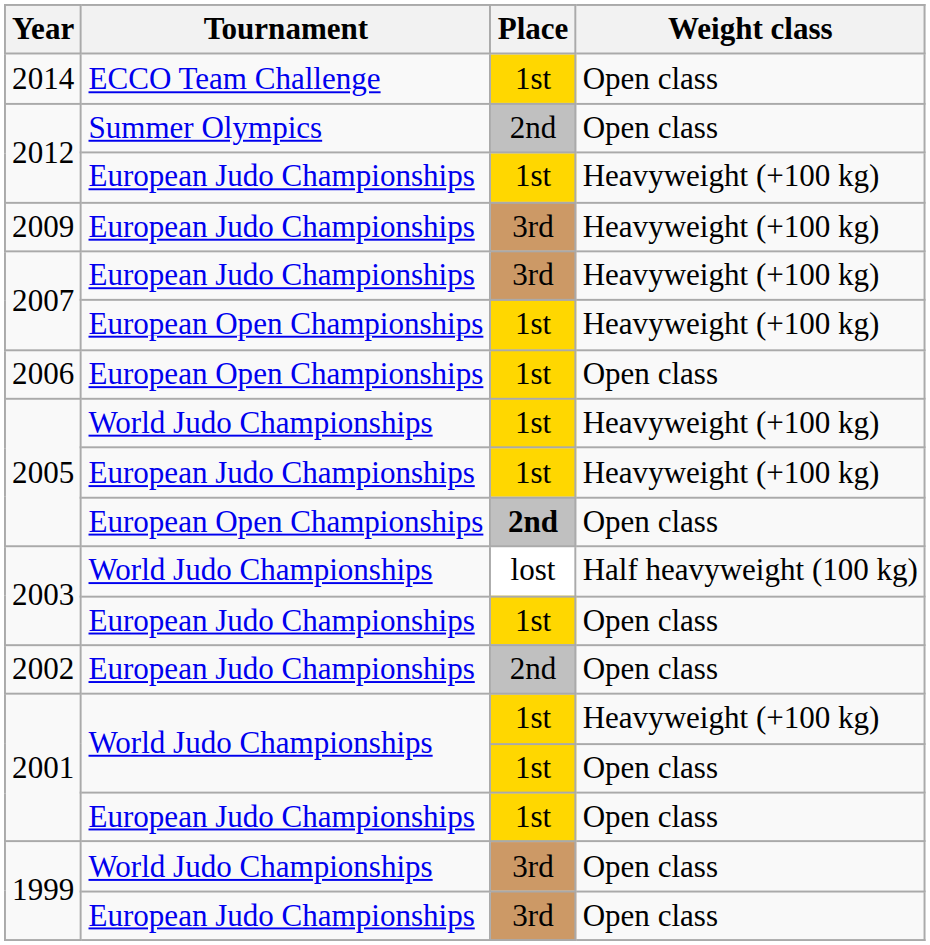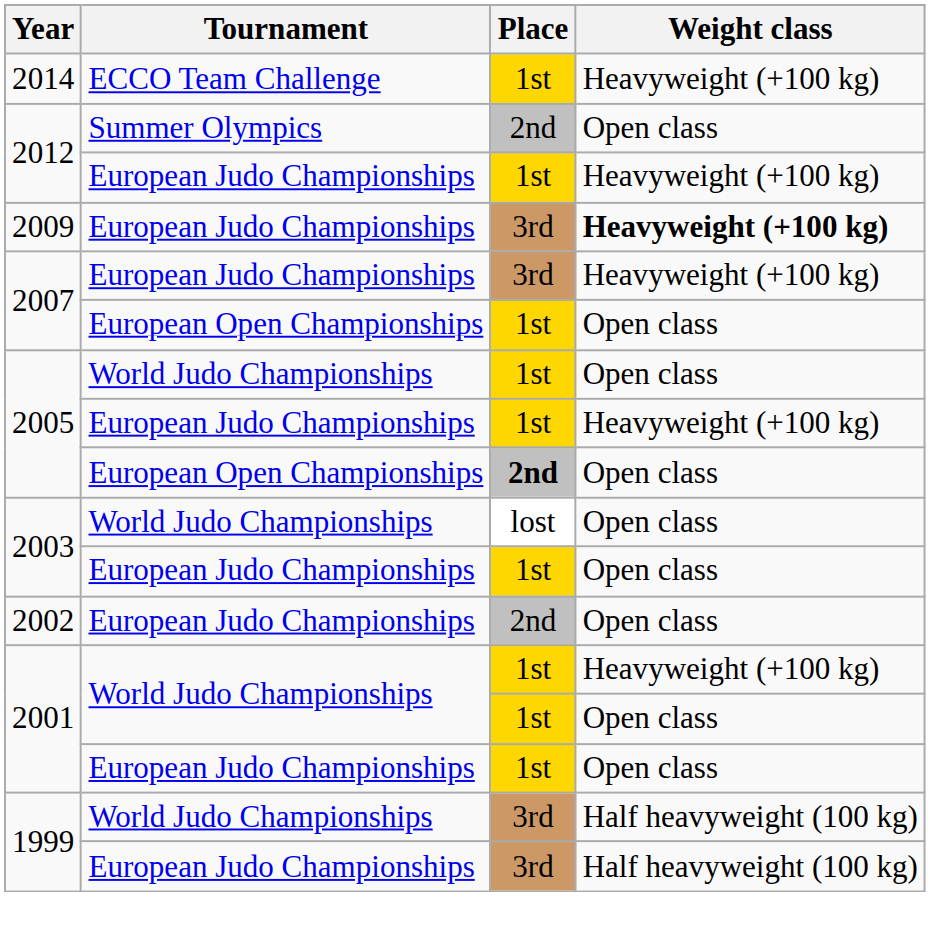(650, 78) Open class -> (731, 78) Heavyweight (+100 kg)
(731, 226) normal -> (735, 226) bold
(731, 324) Heavyweight (+100 kg) -> (650, 324) Open class
- row: (43, 373)
(731, 422) Heavyweight (+100 kg) -> (650, 373) Open class
(750, 570) Half heavyweight (100 kg) -> (650, 521) Open class
(650, 865) Open class -> (750, 816) Half heavyweight (100 kg)
(650, 915) Open class -> (750, 865) Half heavyweight (100 kg)
